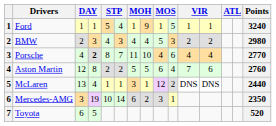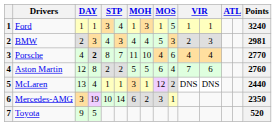(108, 25) 5 -> (108, 25) 3
(147, 25) 9 -> (147, 25) 3
(210, 40) 2 -> (210, 40) 3
(257, 40) 2980 -> (257, 40) 2981
(82, 113) 6 -> (82, 113) 9
